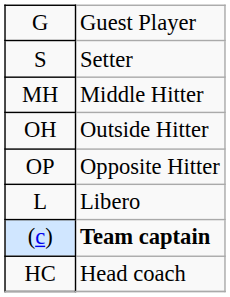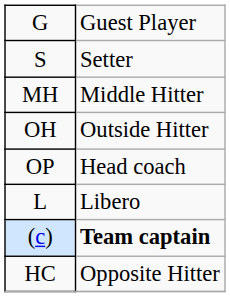(150, 166) Opposite Hitter -> (133, 166) Head coach
(133, 273) Head coach -> (150, 273) Opposite Hitter
